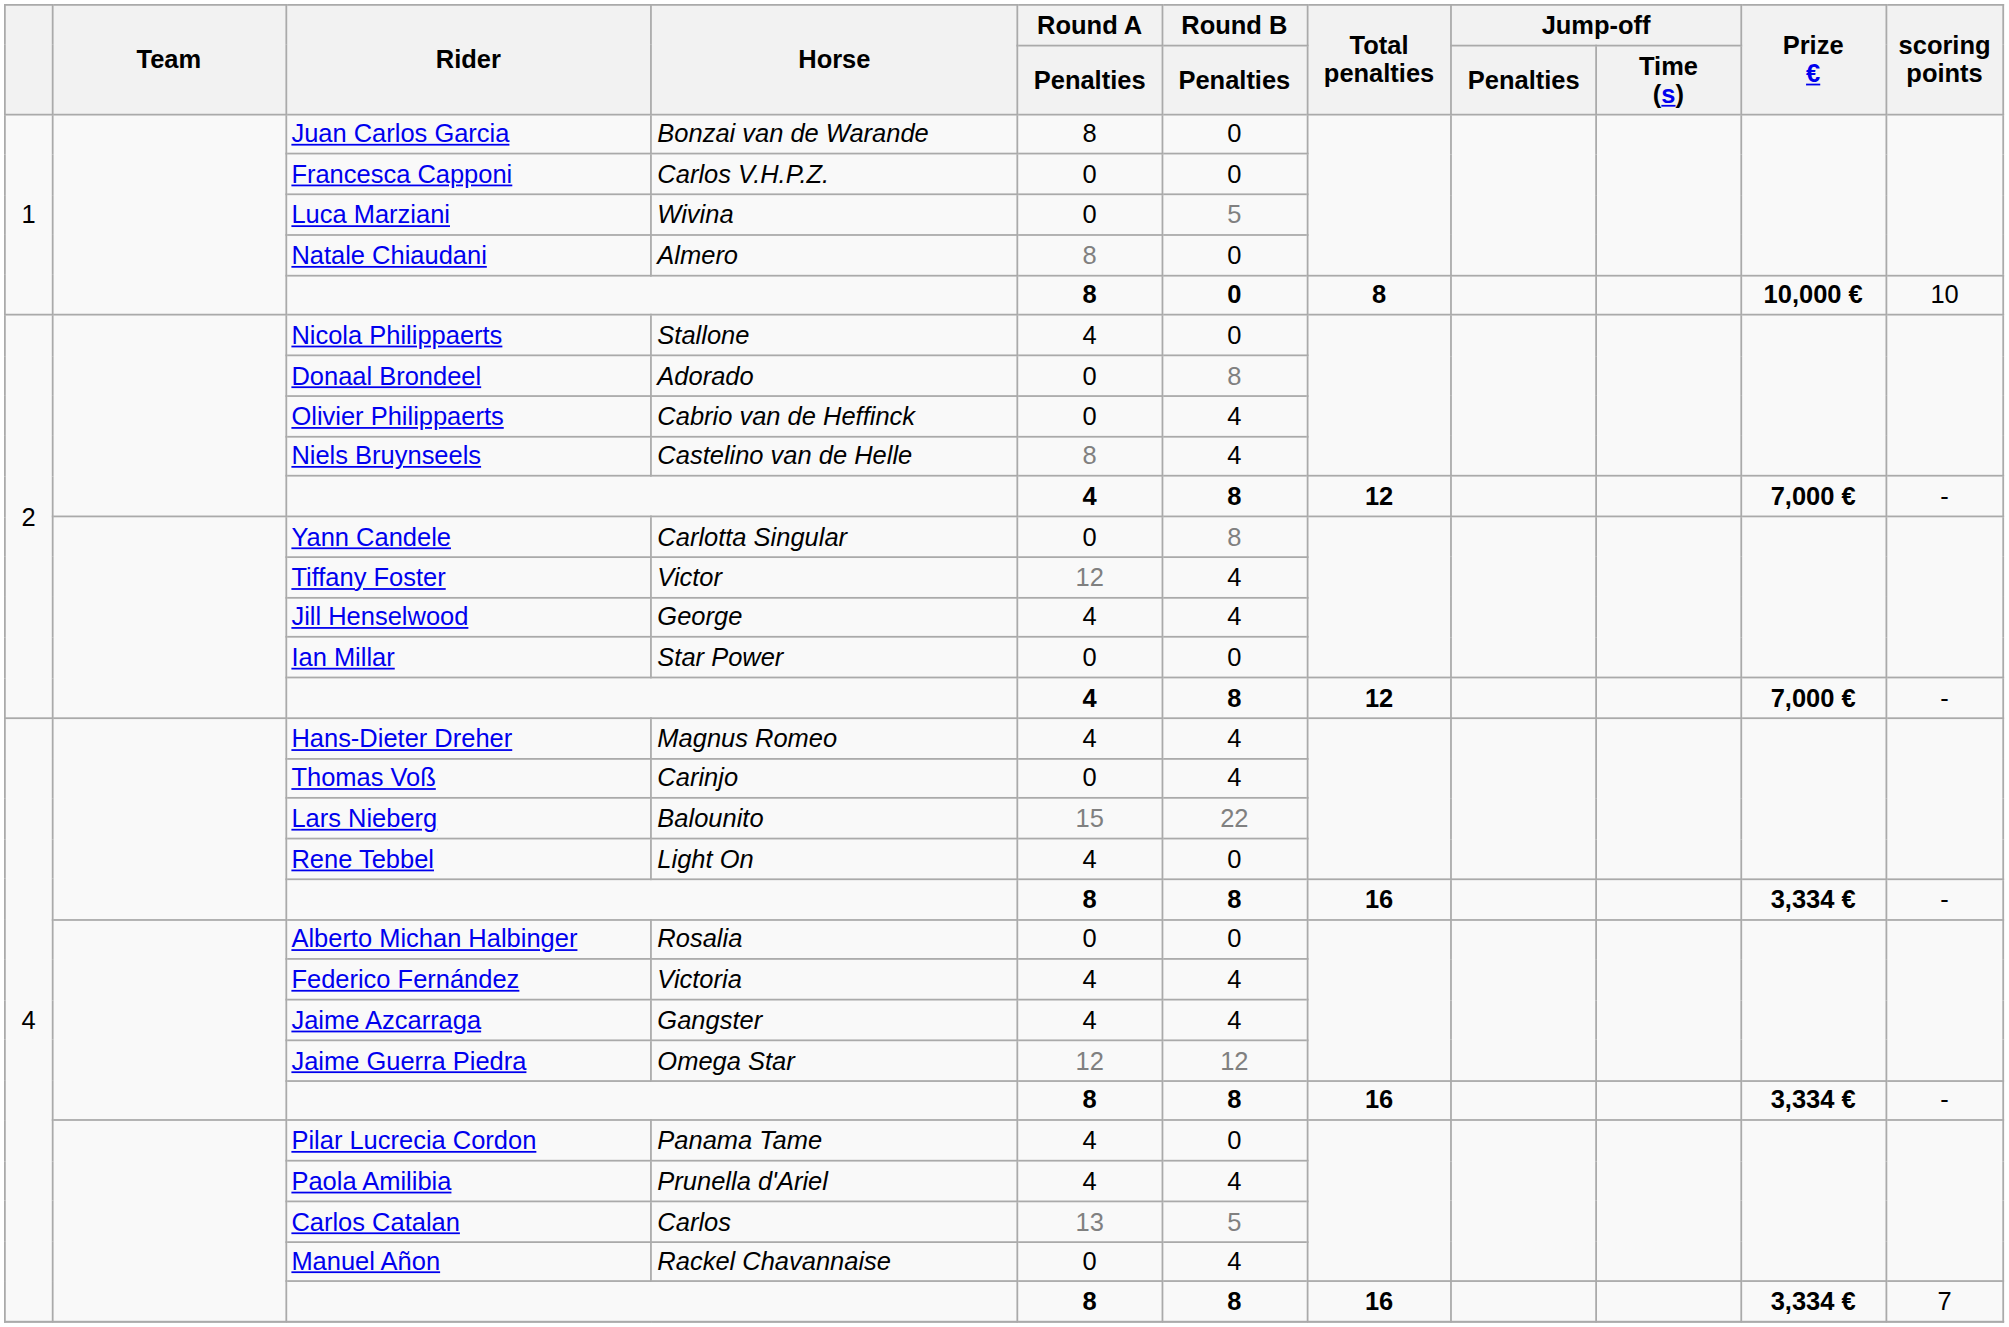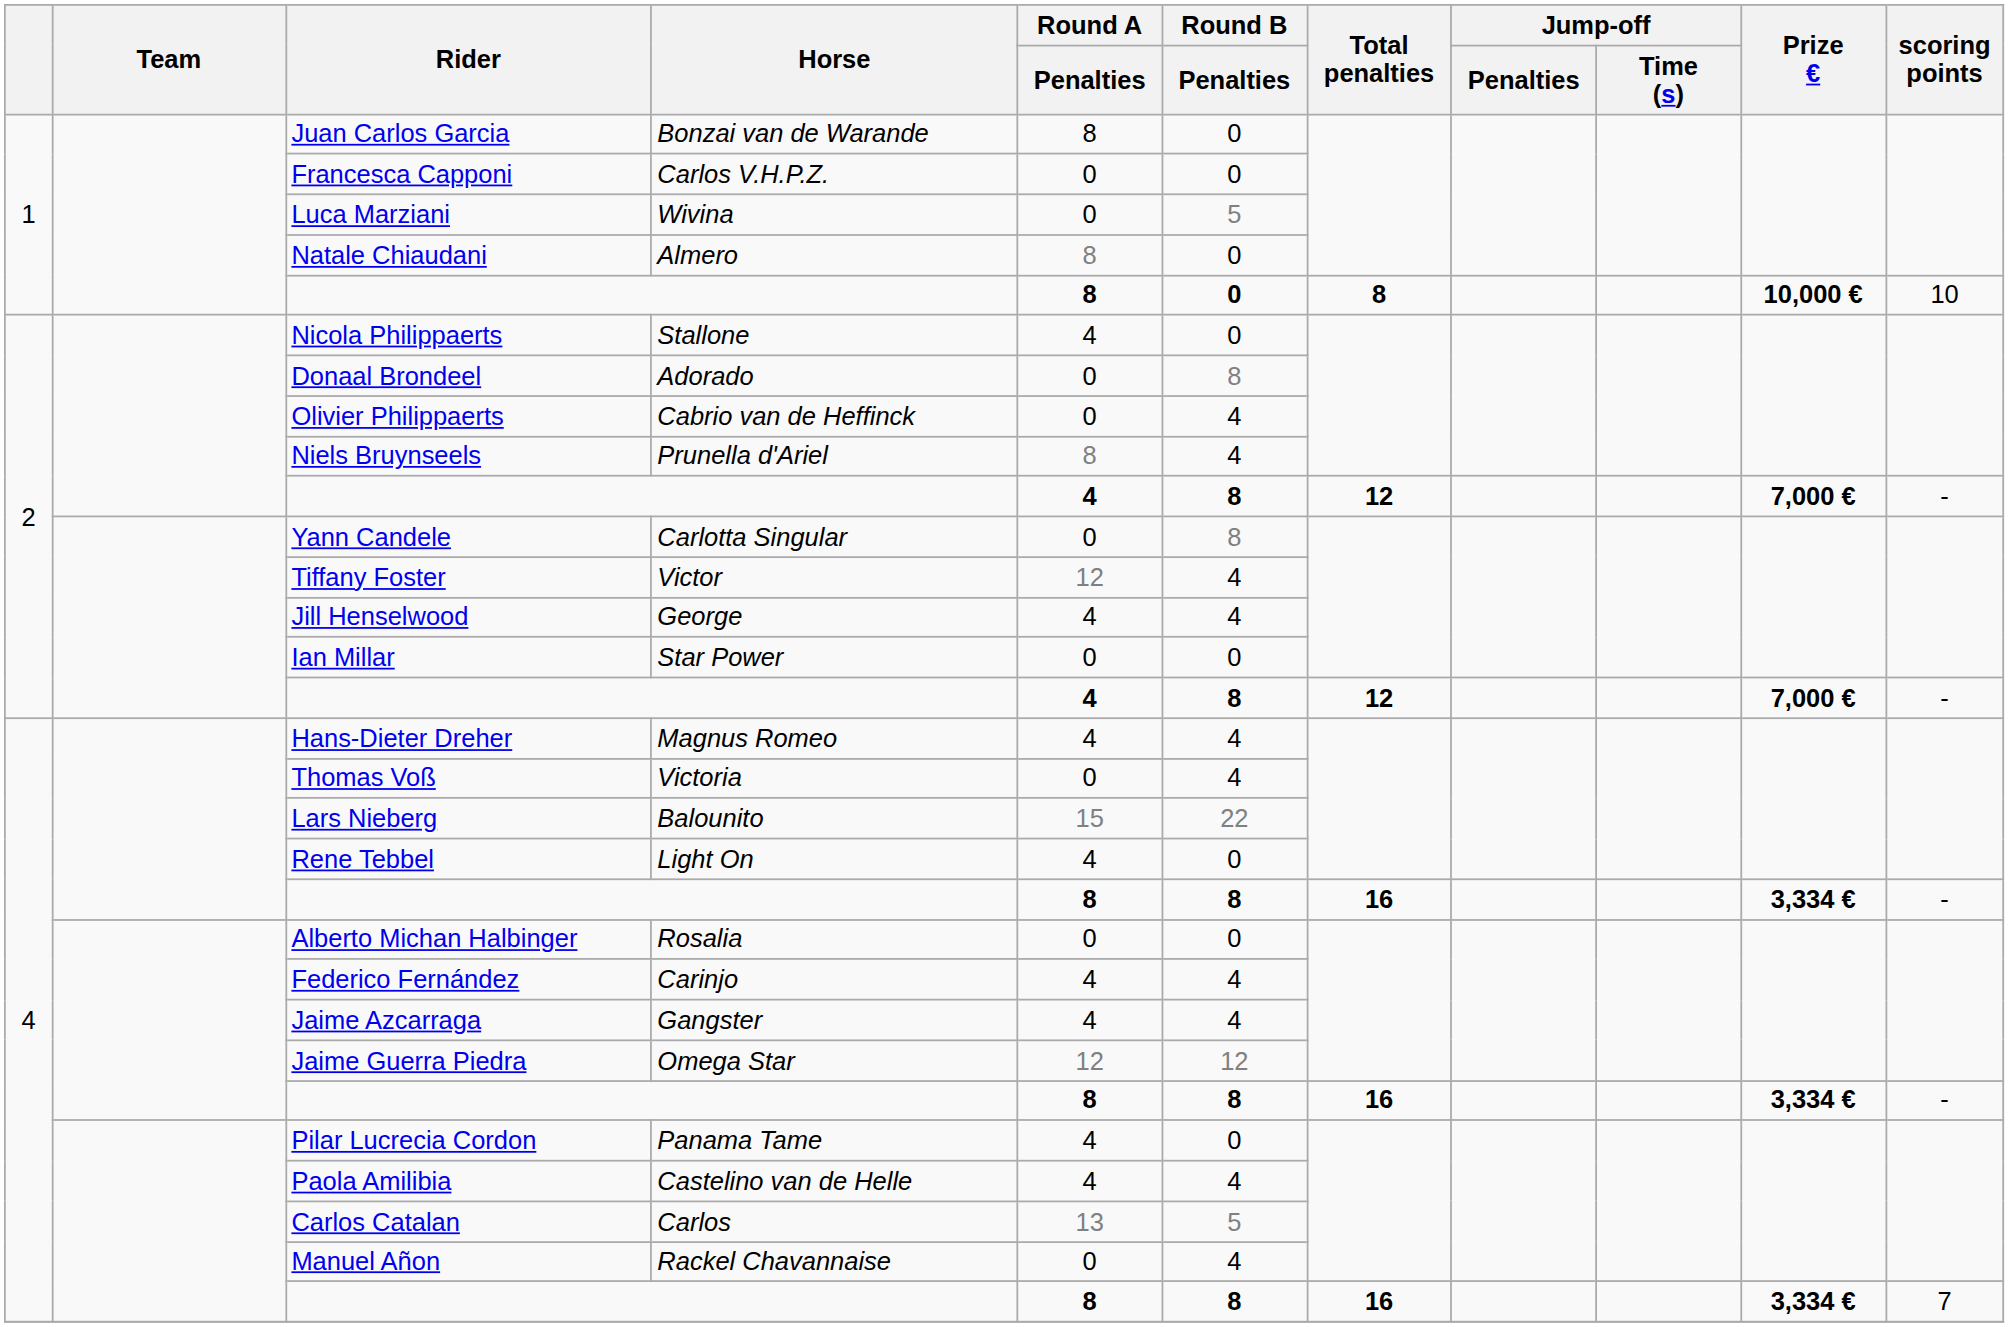(785, 456) Castelino van de Helle -> (743, 456) Prunella d'Ariel
(698, 779) Carinjo -> (700, 779) Victoria
(700, 980) Victoria -> (698, 980) Carinjo
(743, 1181) Prunella d'Ariel -> (785, 1181) Castelino van de Helle
